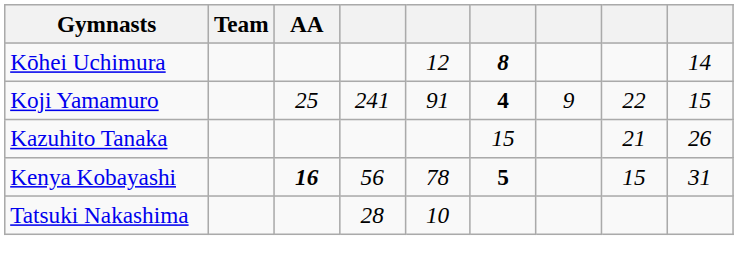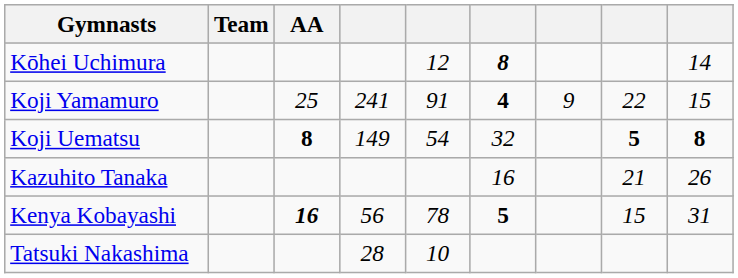+ row: (75, 138)
(503, 138) 15 -> (503, 177) 16
